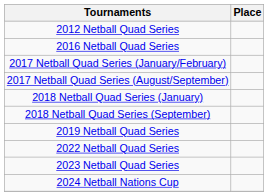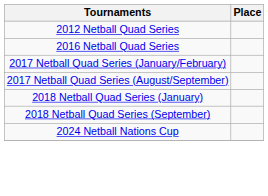- row: (118, 132)
- row: (118, 149)
- row: (118, 166)
